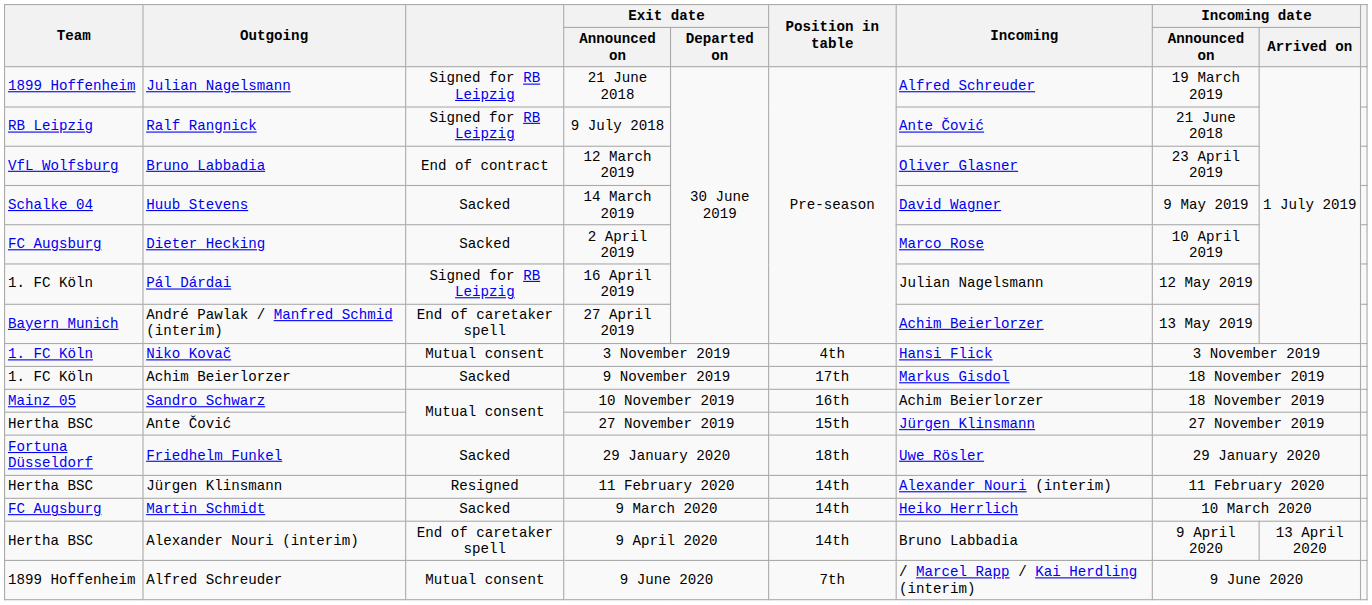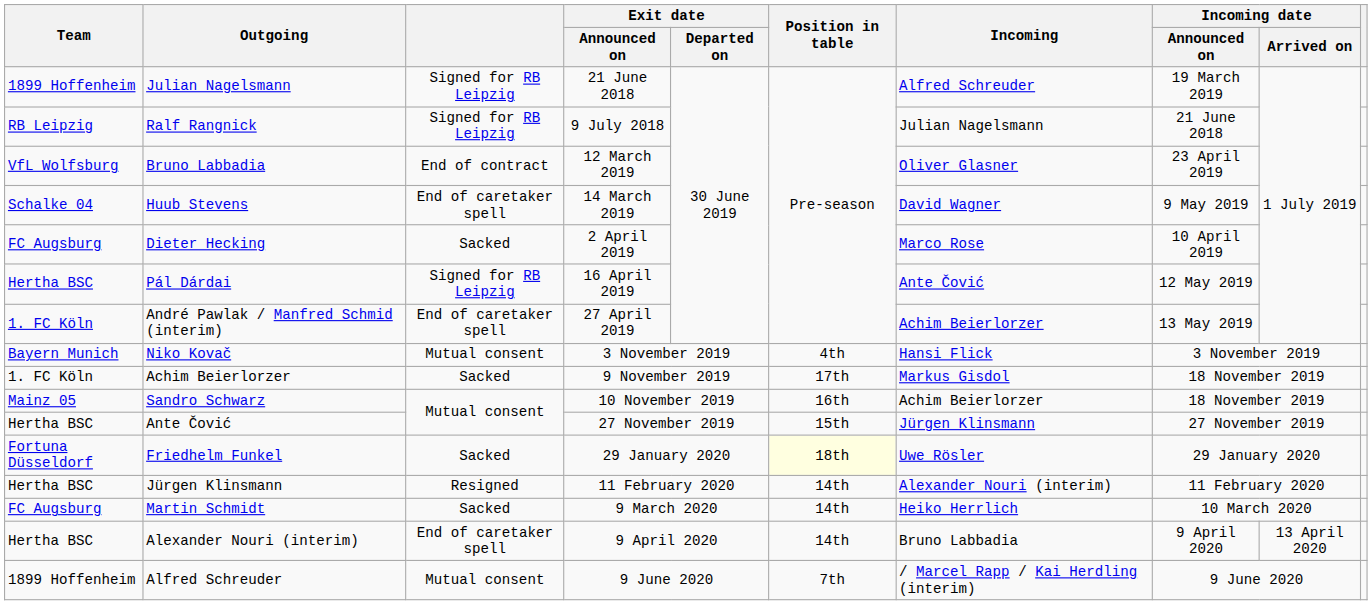(942, 126) Ante Čović -> (971, 126) Julian Nagelsmann
(485, 205) Sacked -> (485, 205) End of caretaker spell
(50, 284) 1. FC Köln -> (50, 284) Hertha BSC
(971, 284) Julian Nagelsmann -> (942, 284) Ante Čović
(63, 323) Bayern Munich -> (50, 323) 1. FC Köln
(50, 355) 1. FC Köln -> (63, 355) Bayern Munich
(832, 455) no background -> (832, 455) lightyellow background
